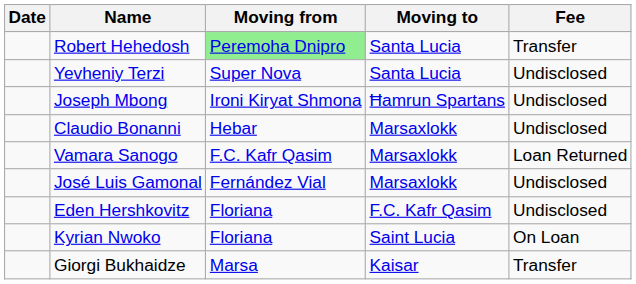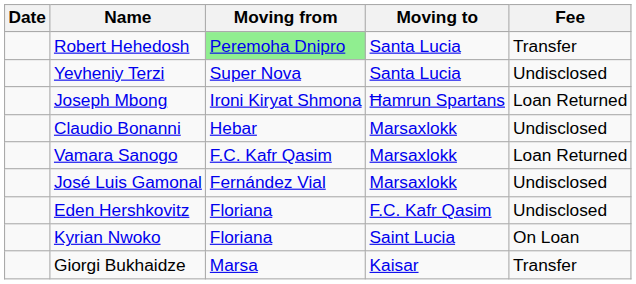(560, 100) Undisclosed -> (570, 100) Loan Returned
